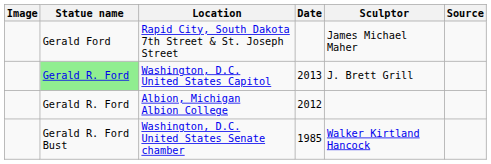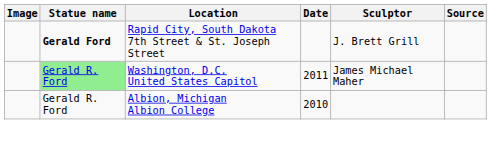(77, 41) normal -> (77, 41) bold
(367, 41) James Michael Maher -> (376, 41) J. Brett Grill
(310, 76) 2013 -> (316, 76) 2011
(370, 76) J. Brett Grill -> (373, 76) James Michael Maher
(310, 104) 2012 -> (316, 104) 2010
- row: (203, 139)
